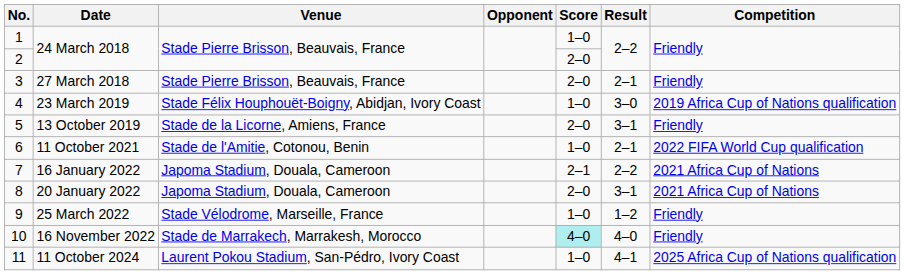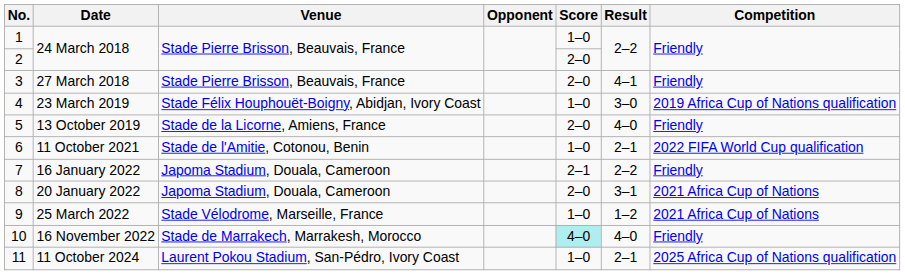(626, 81) 2–1 -> (626, 81) 4–1
(626, 125) 3–1 -> (626, 125) 4–0
(736, 170) 2021 Africa Cup of Nations -> (678, 170) Friendly
(678, 214) Friendly -> (736, 214) 2021 Africa Cup of Nations
(626, 258) 4–1 -> (626, 258) 2–1
